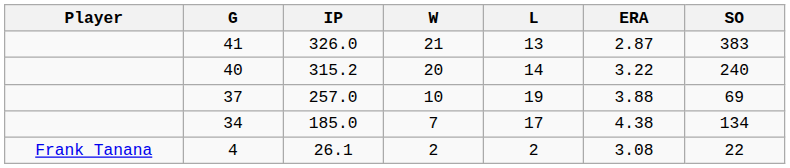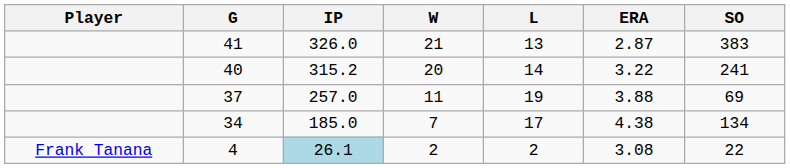(734, 71) 240 -> (734, 71) 241
(434, 97) 10 -> (434, 97) 11
(333, 150) no background -> (333, 150) lightblue background
